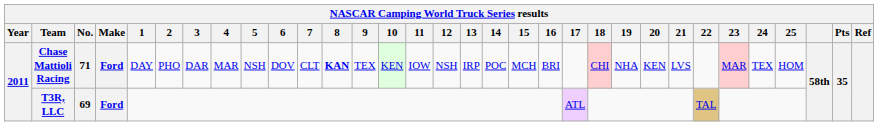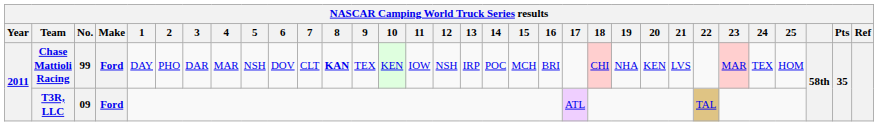(85, 65) 71 -> (85, 65) 99
(85, 104) 69 -> (85, 104) 09
